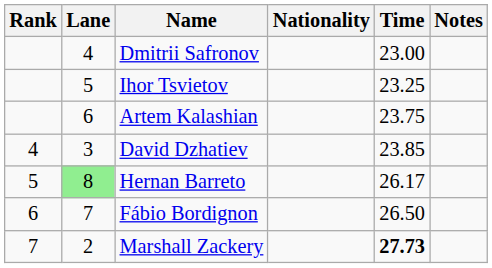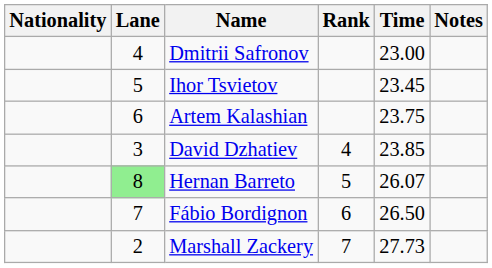columns swapped: (33, 20) <-> (321, 20)
(402, 85) 23.25 -> (402, 85) 23.45
(402, 181) 26.17 -> (402, 181) 26.07
(402, 246) bold -> (402, 246) normal
